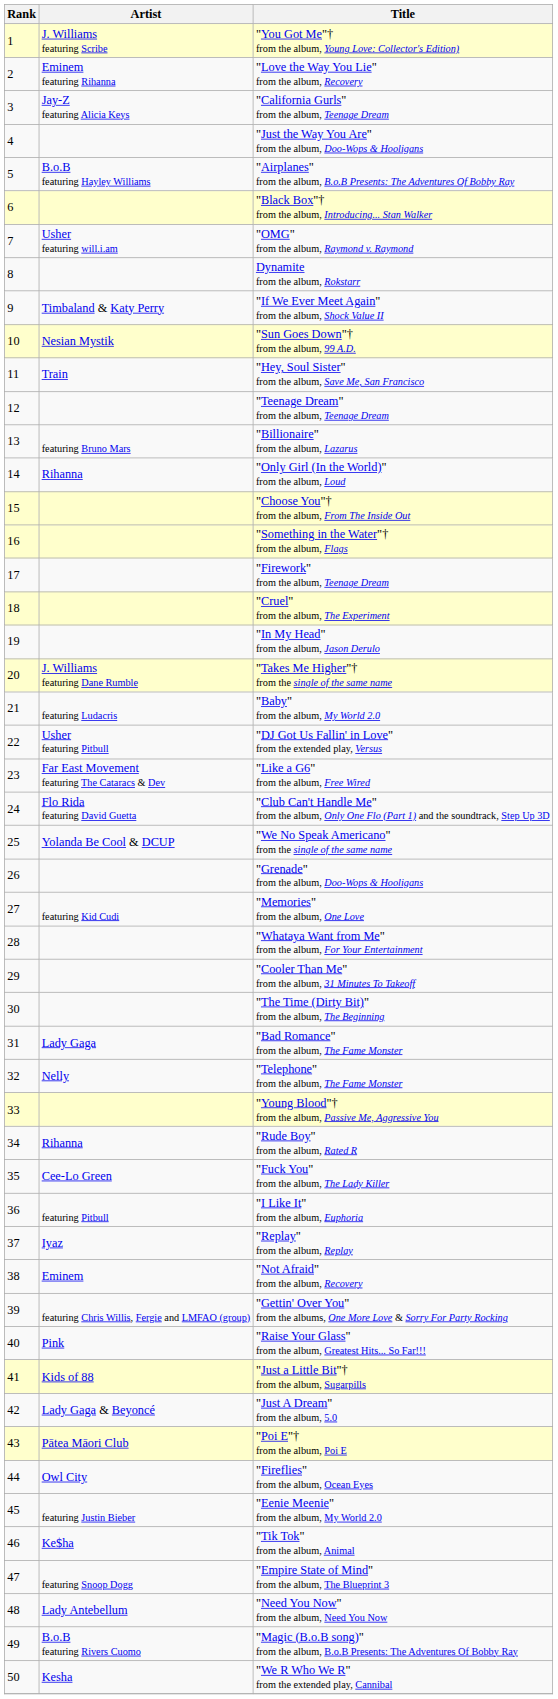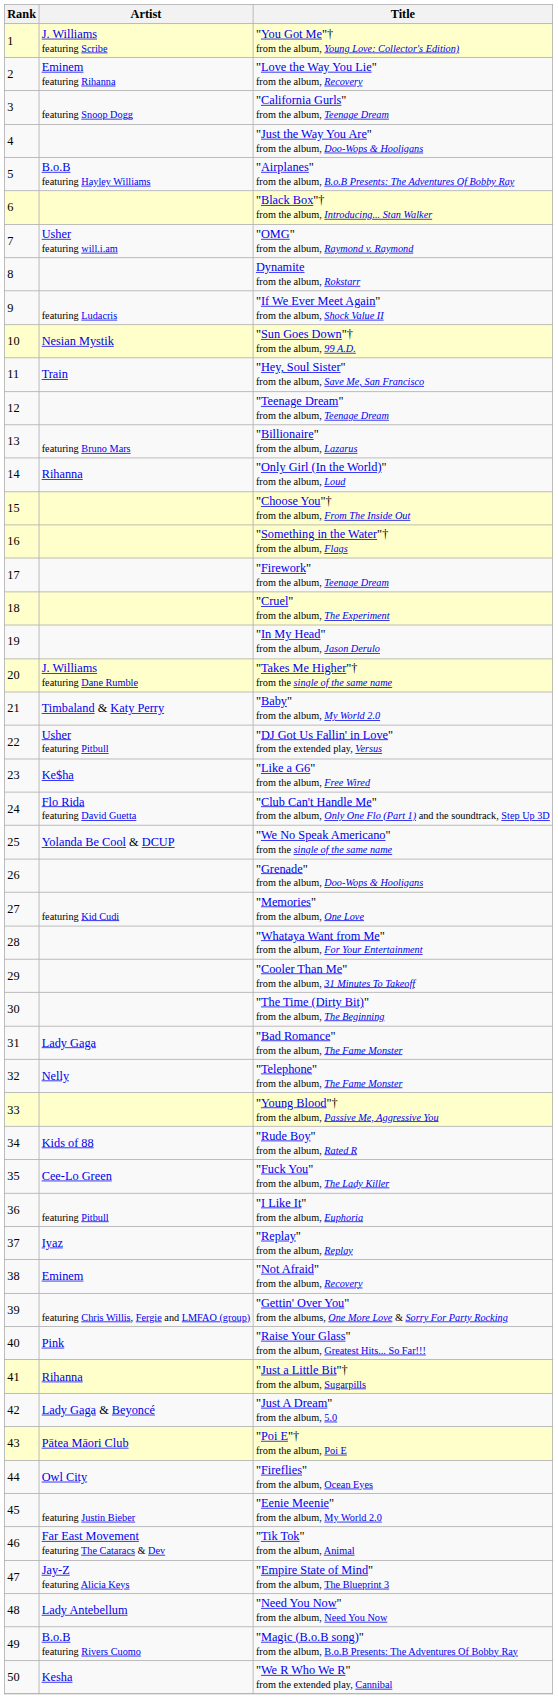(86, 107) Jay-Z featuring Alicia Keys -> (87, 115) featuring Snoop Dogg
(103, 307) Timbaland & Katy Perry -> (79, 315) featuring Ludacris
(79, 716) featuring Ludacris -> (103, 708) Timbaland & Katy Perry
(103, 775) Far East Movement featuring The Cataracs & Dev -> (58, 775) Ke$ha
(62, 1142) Rihanna -> (68, 1142) Kids of 88
(68, 1376) Kids of 88 -> (62, 1376) Rihanna
(58, 1543) Ke$ha -> (103, 1543) Far East Movement featuring The Cataracs & Dev
(87, 1584) featuring Snoop Dogg -> (86, 1577) Jay-Z featuring Alicia Keys
